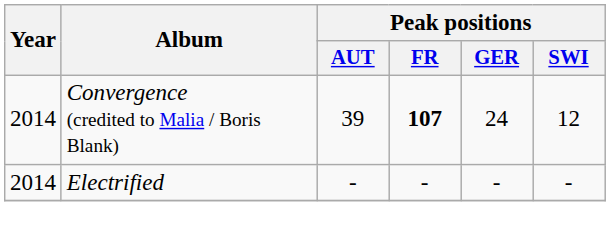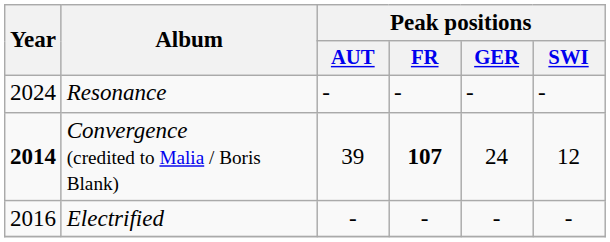+ row: (117, 93)
(33, 119) normal -> (33, 155) bold
(33, 181) 2014 -> (33, 218) 2016
